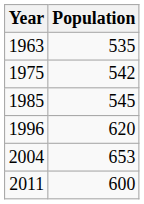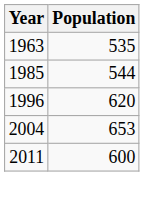- row: (26, 74)
(122, 101) 545 -> (122, 74) 544
